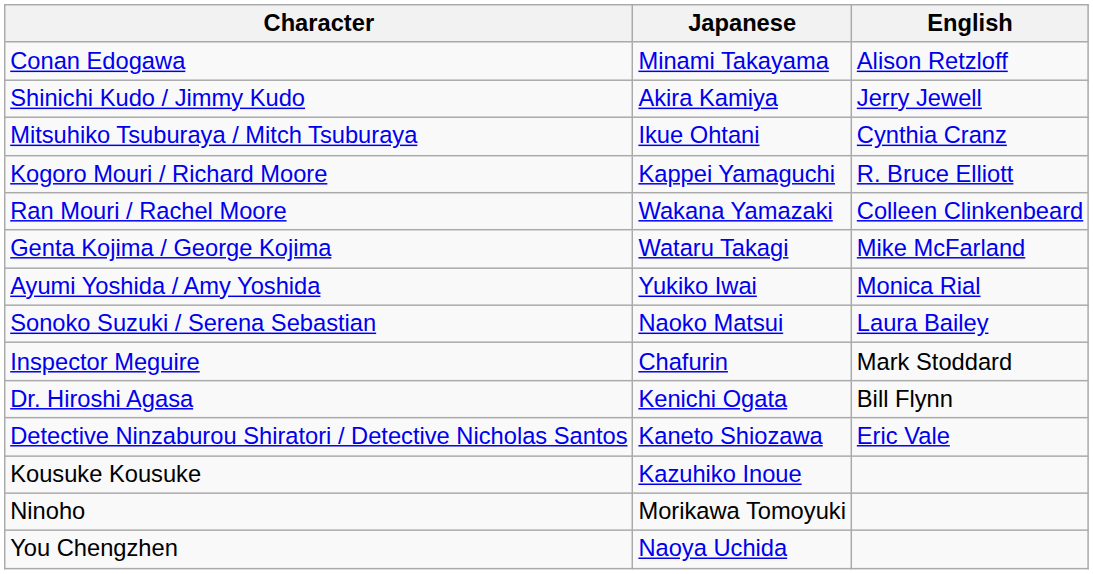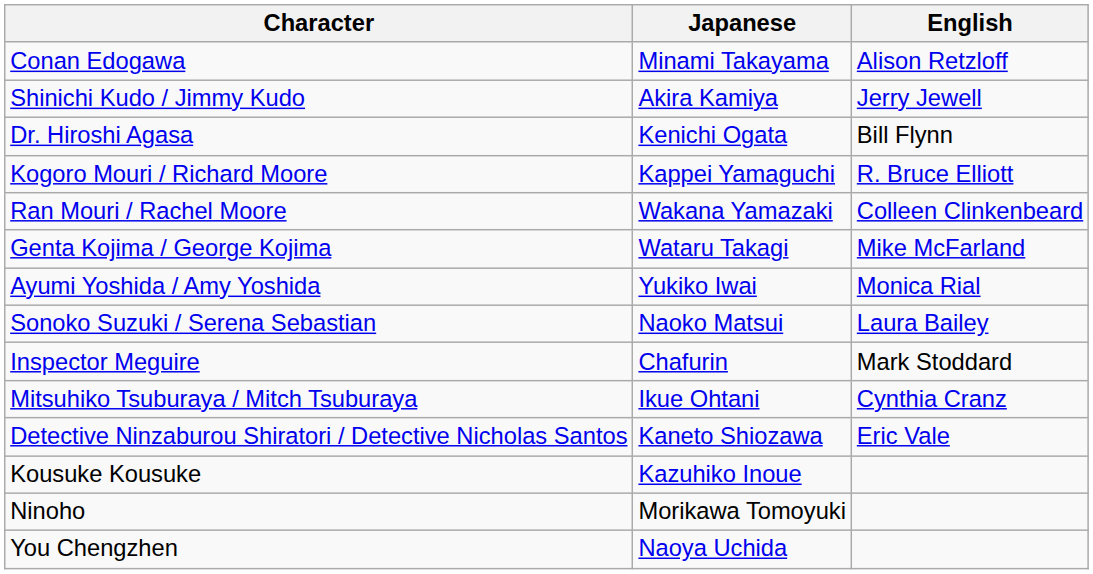rows swapped: (214, 135) <-> (102, 398)
